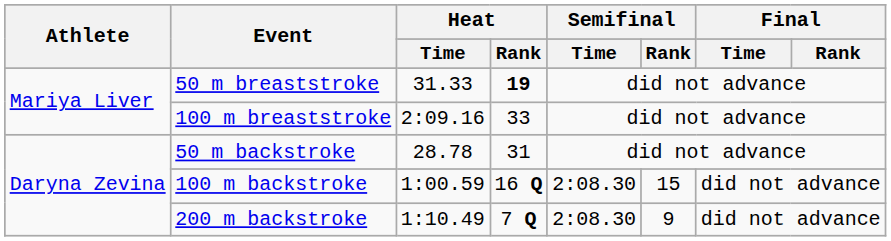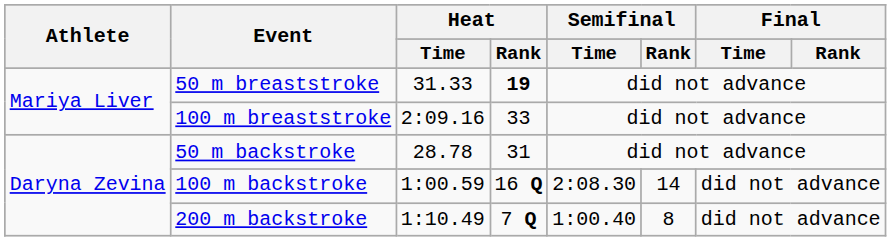(668, 186) 15 -> (668, 186) 14
(594, 219) 2:08.30 -> (594, 219) 1:00.40
(668, 219) 9 -> (668, 219) 8
